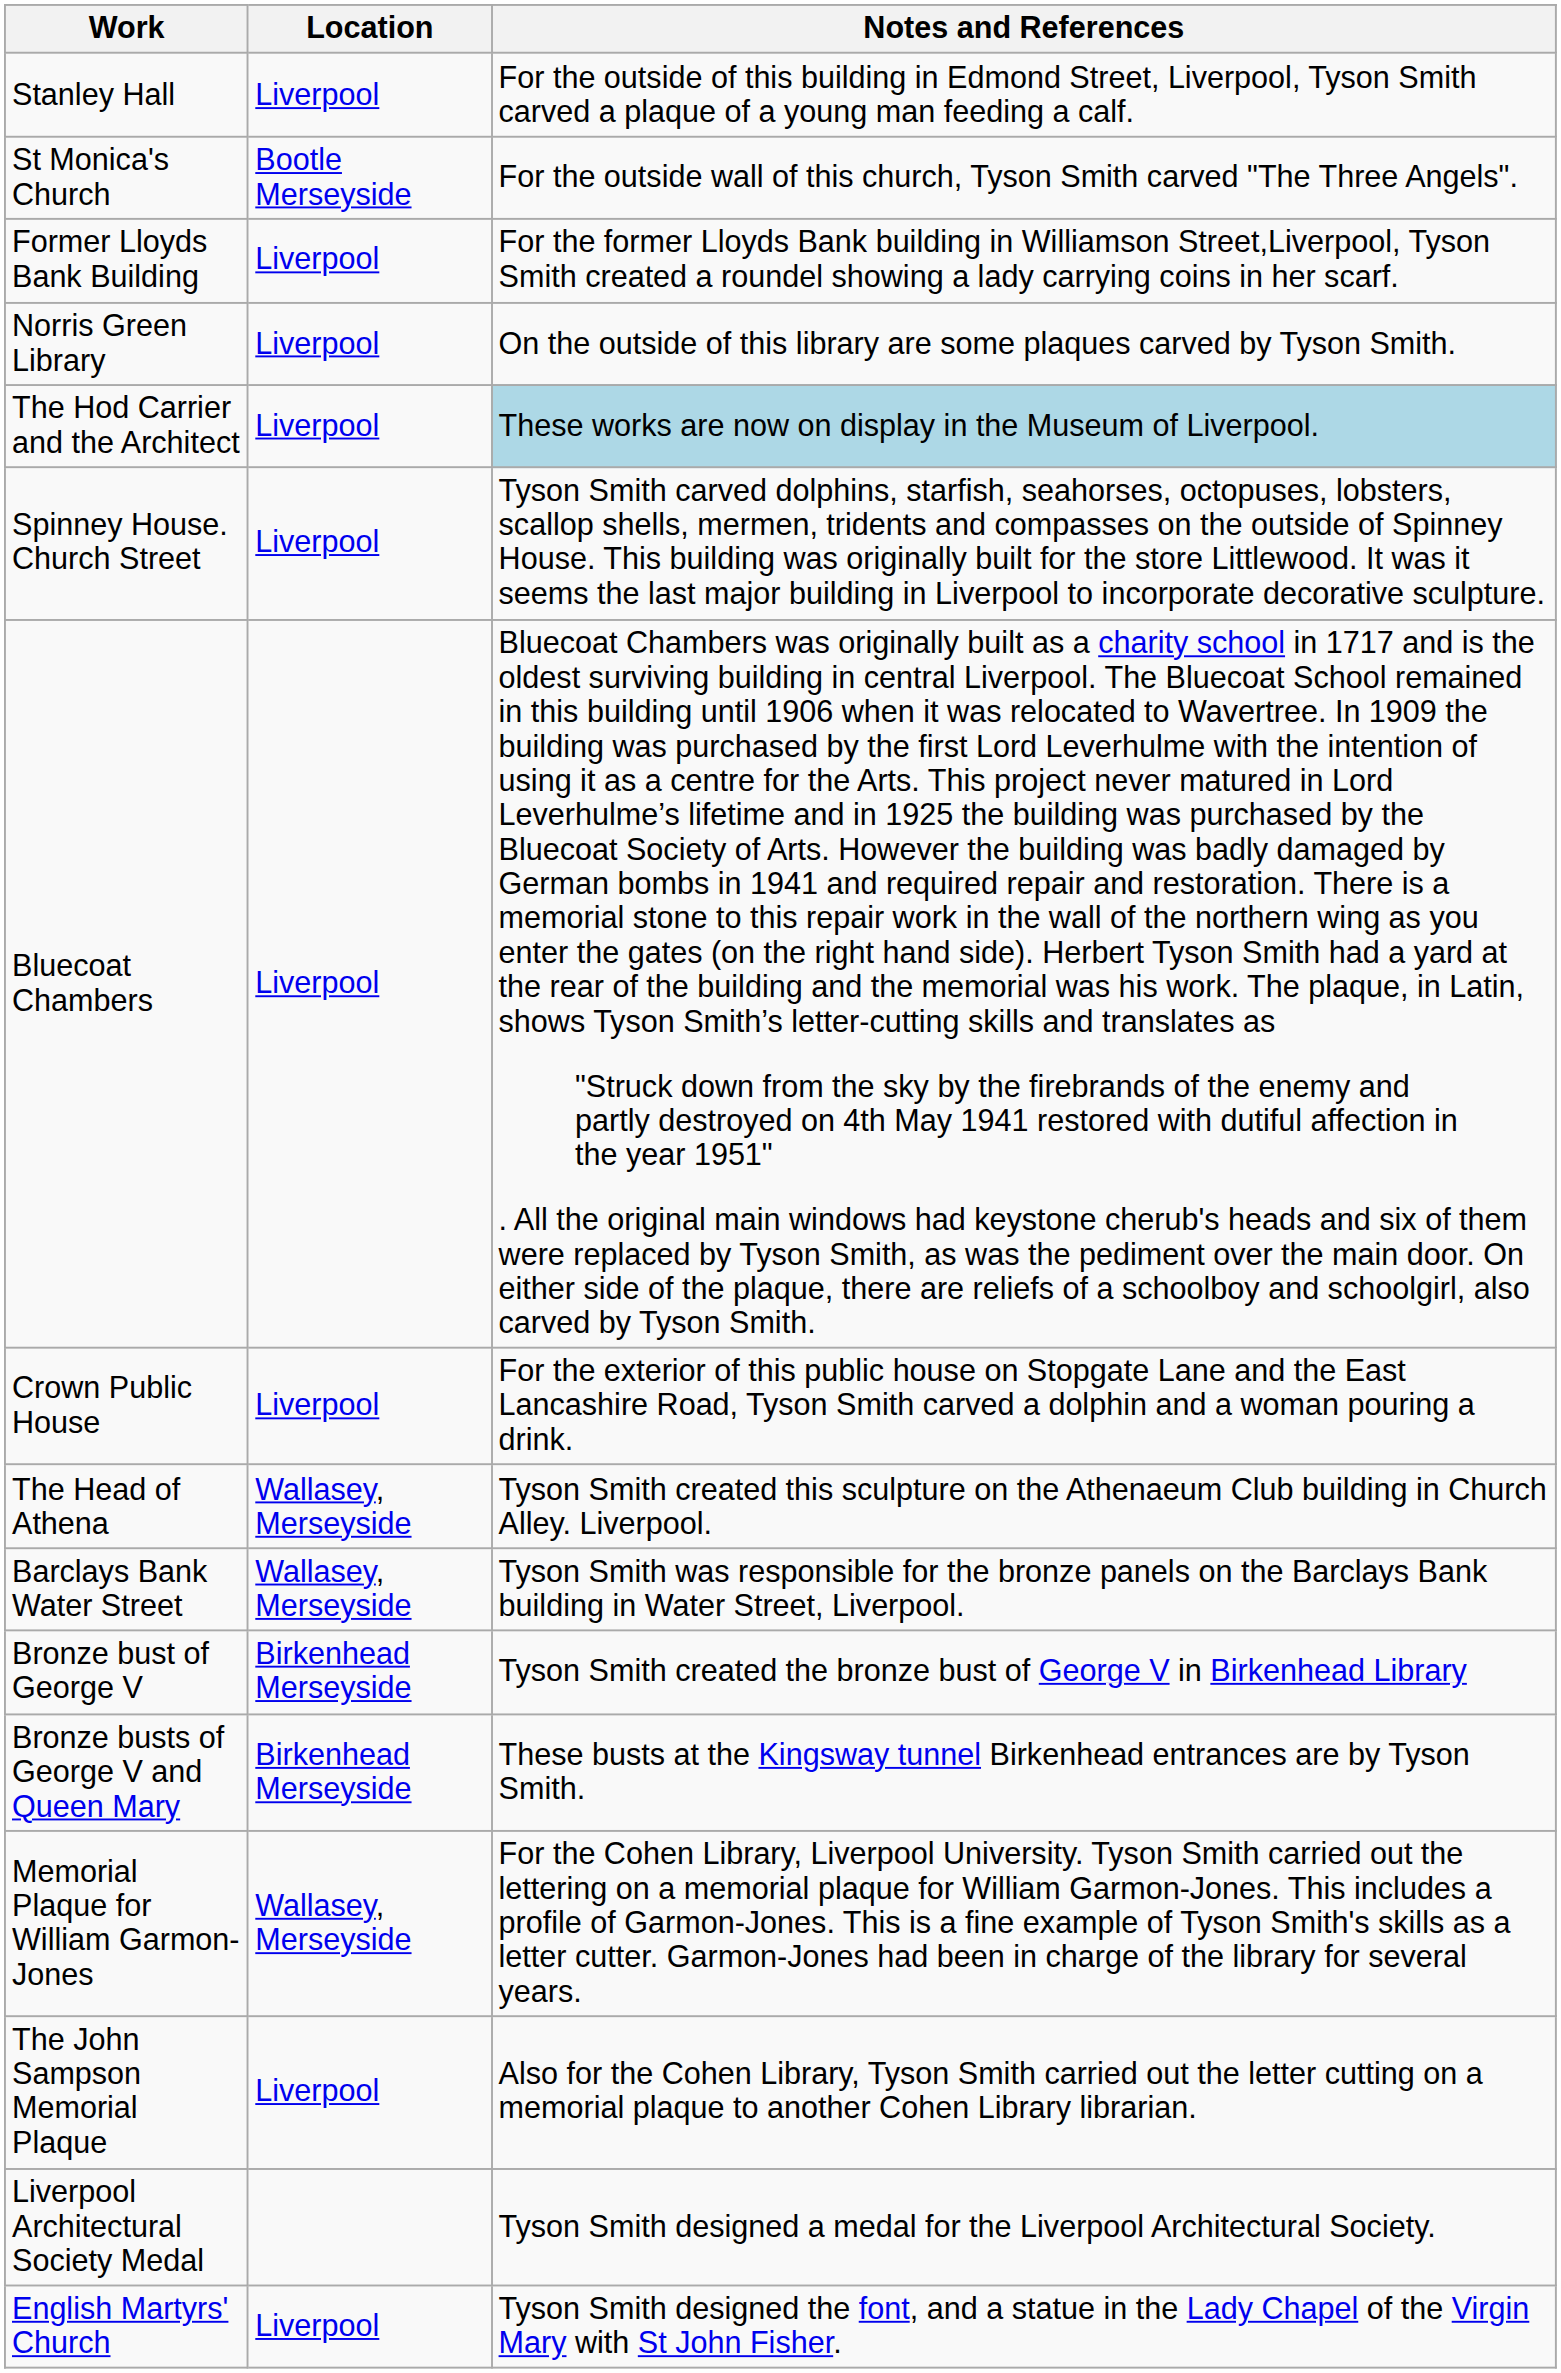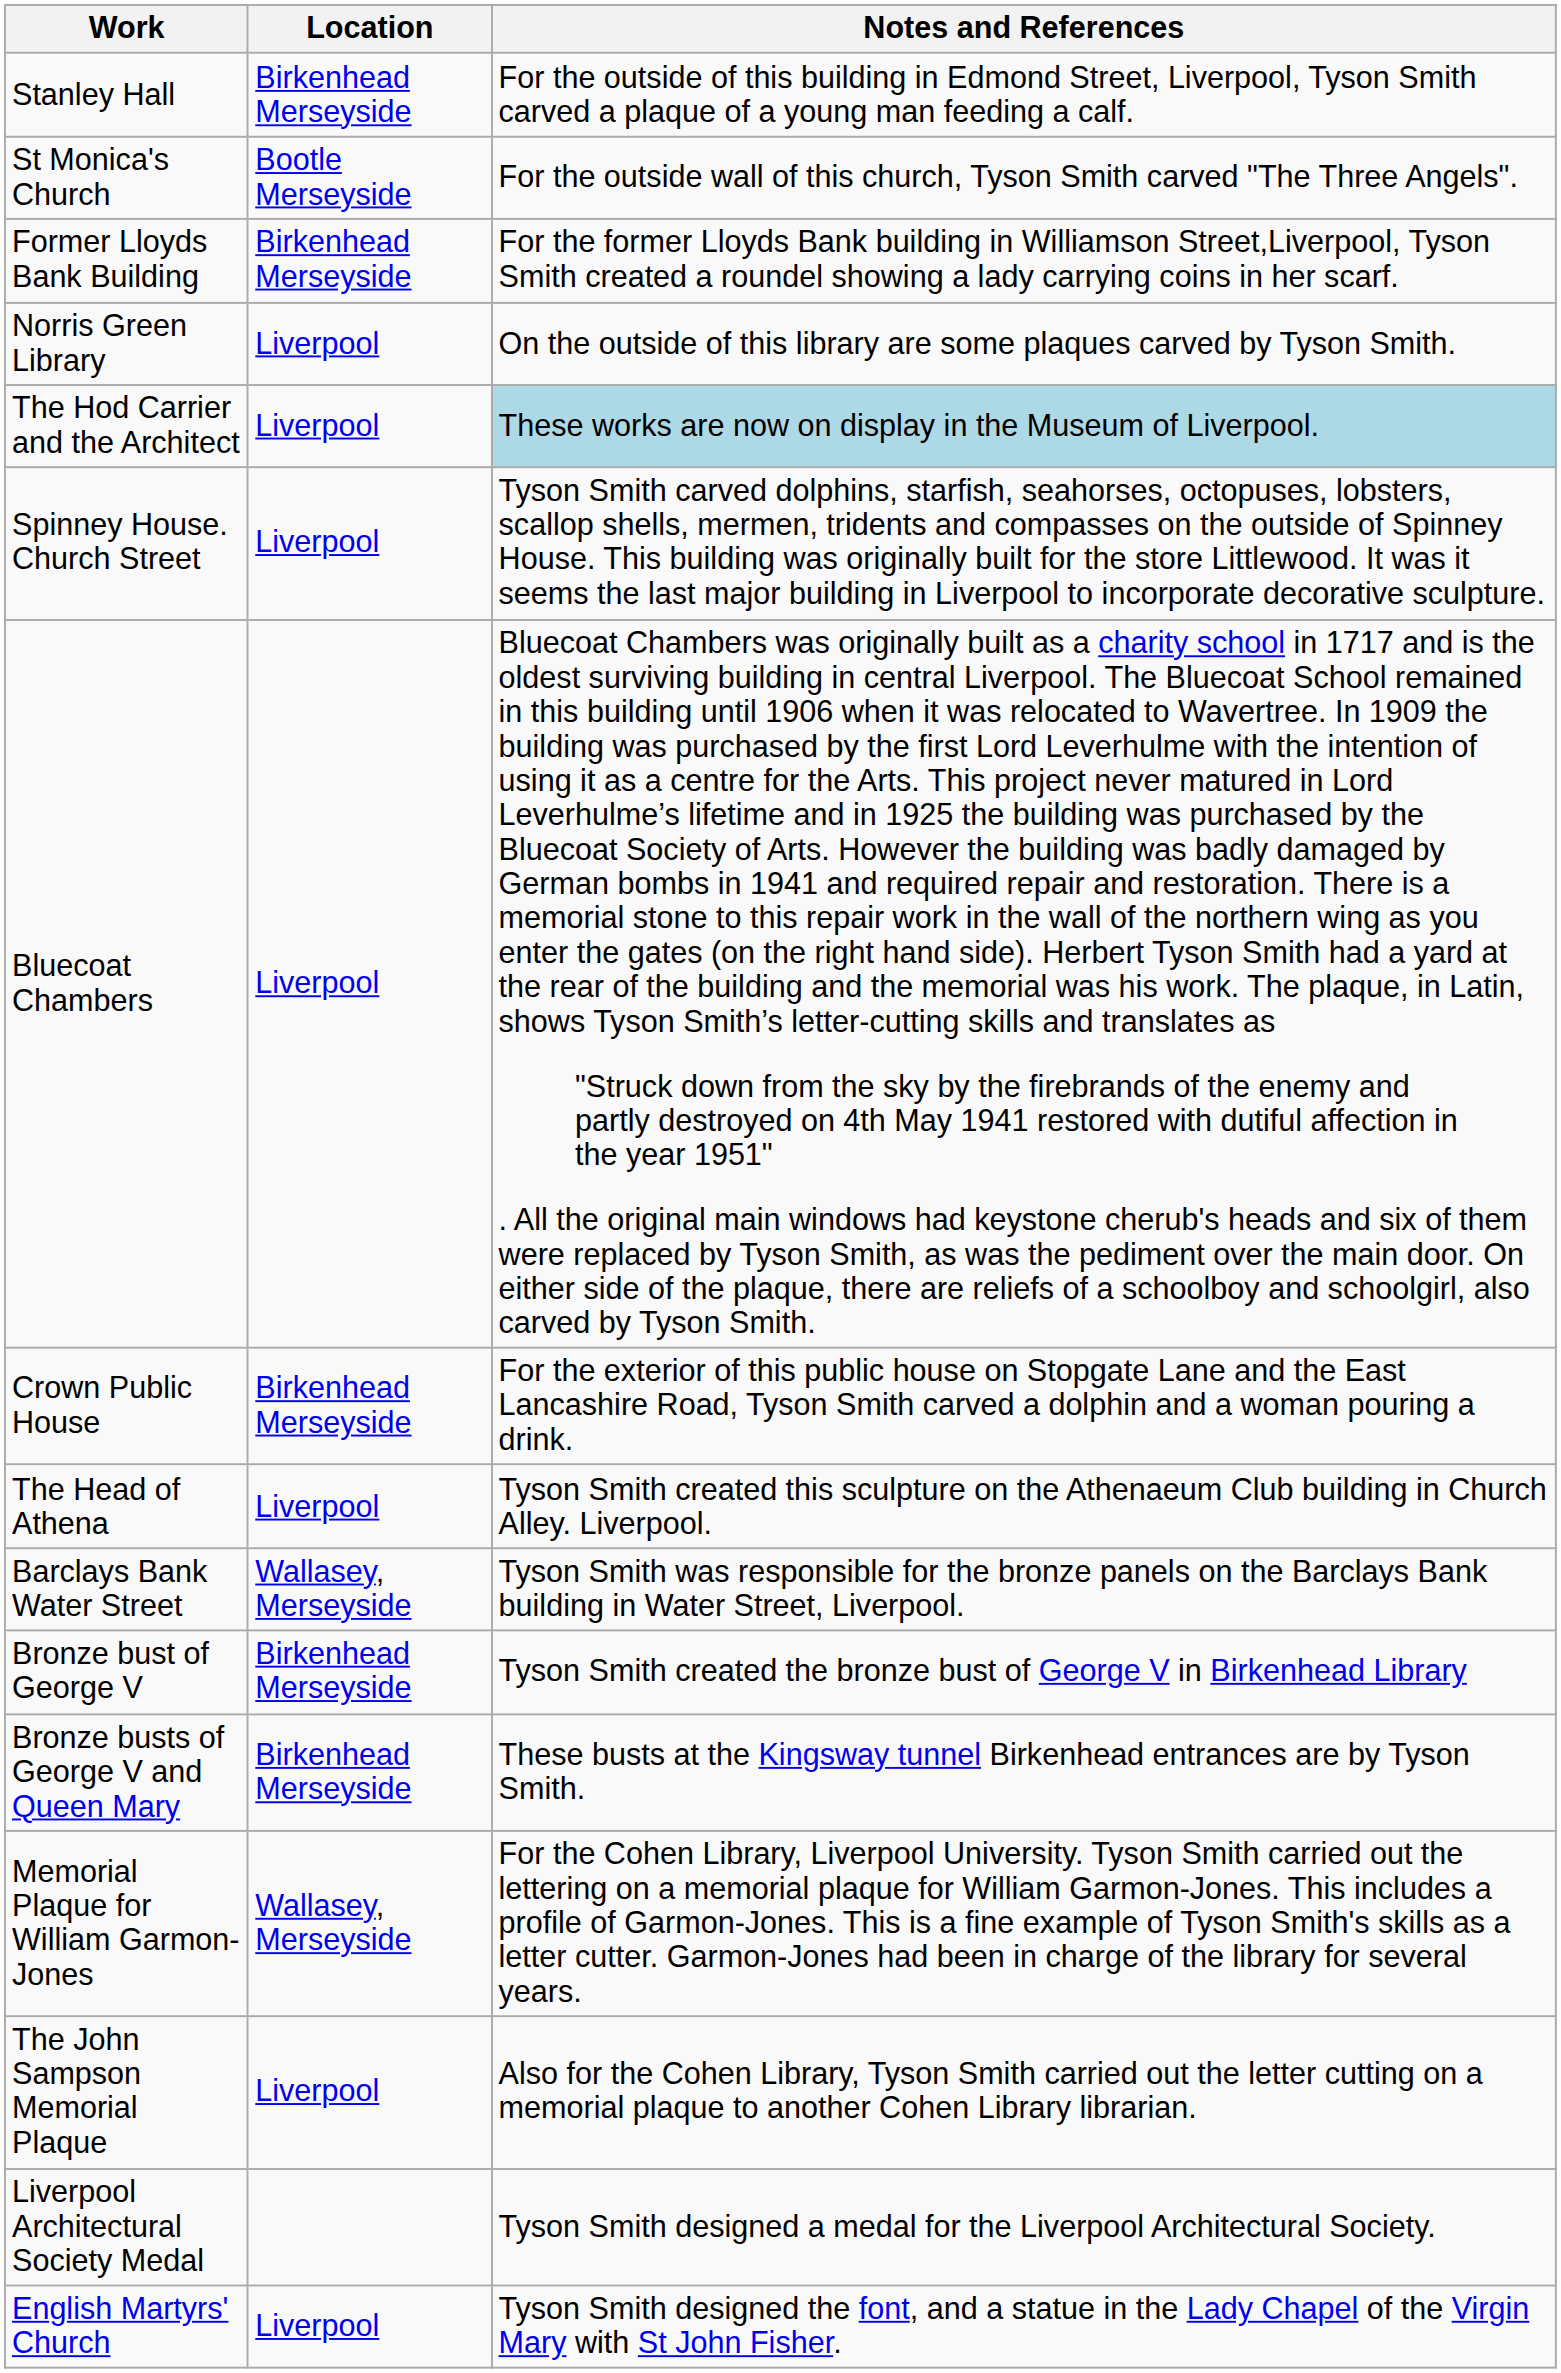(317, 94) Liverpool -> (333, 94) Birkenhead Merseyside
(317, 260) Liverpool -> (333, 260) Birkenhead Merseyside
(317, 1405) Liverpool -> (333, 1405) Birkenhead Merseyside
(333, 1505) Wallasey, Merseyside -> (317, 1505) Liverpool
